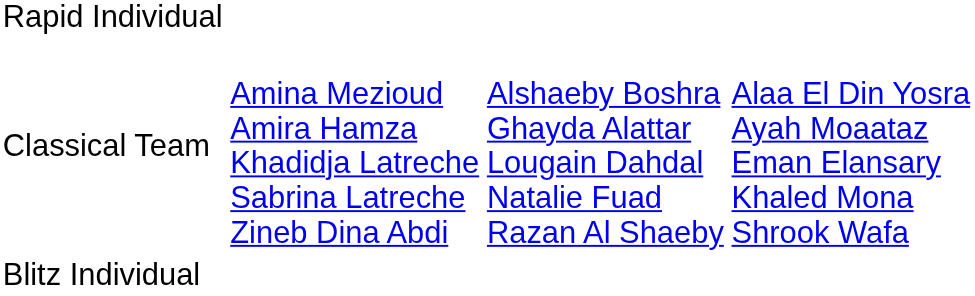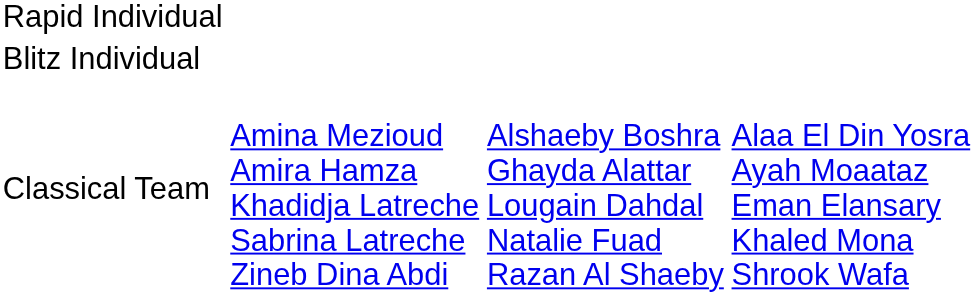rows swapped: (101, 275) <-> (106, 146)
